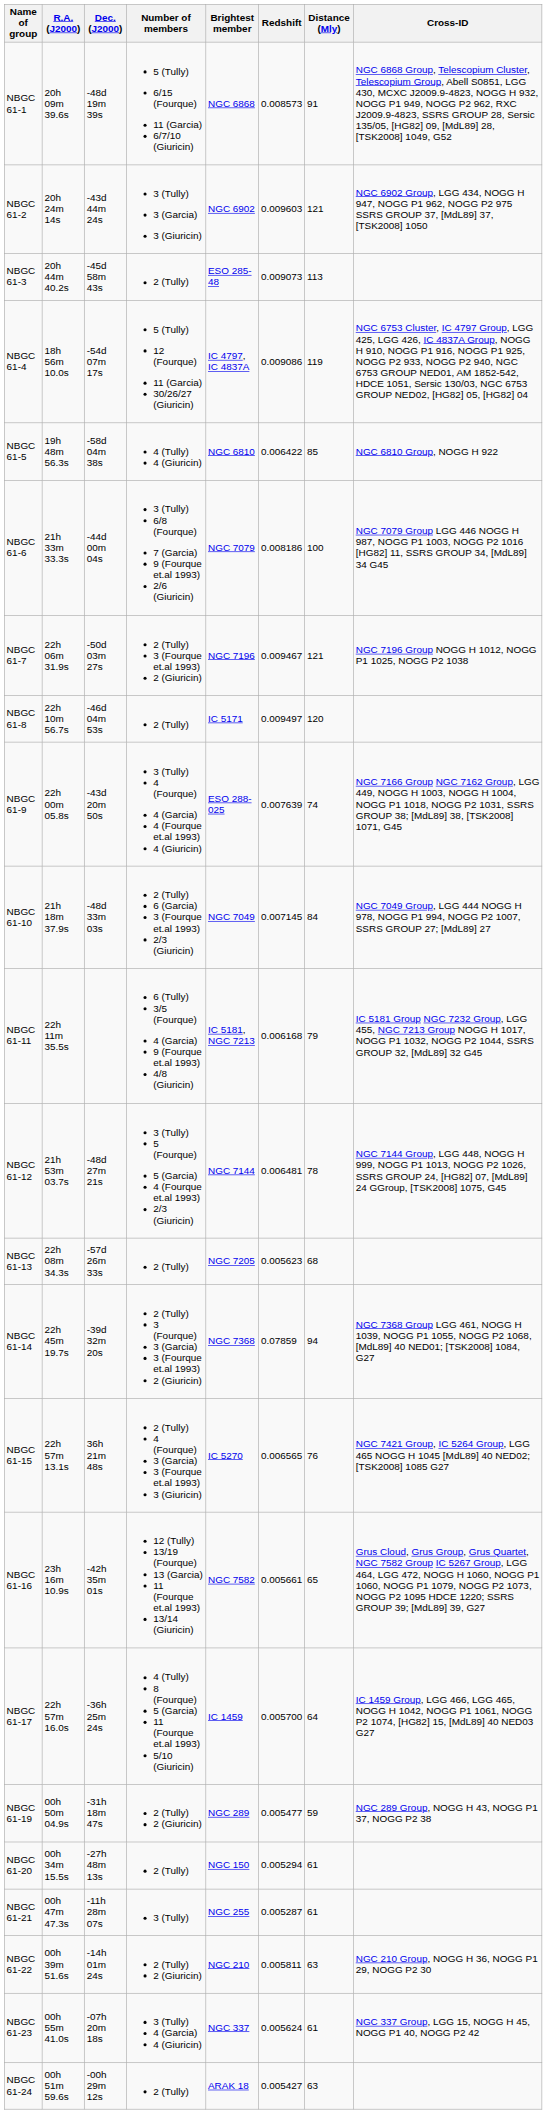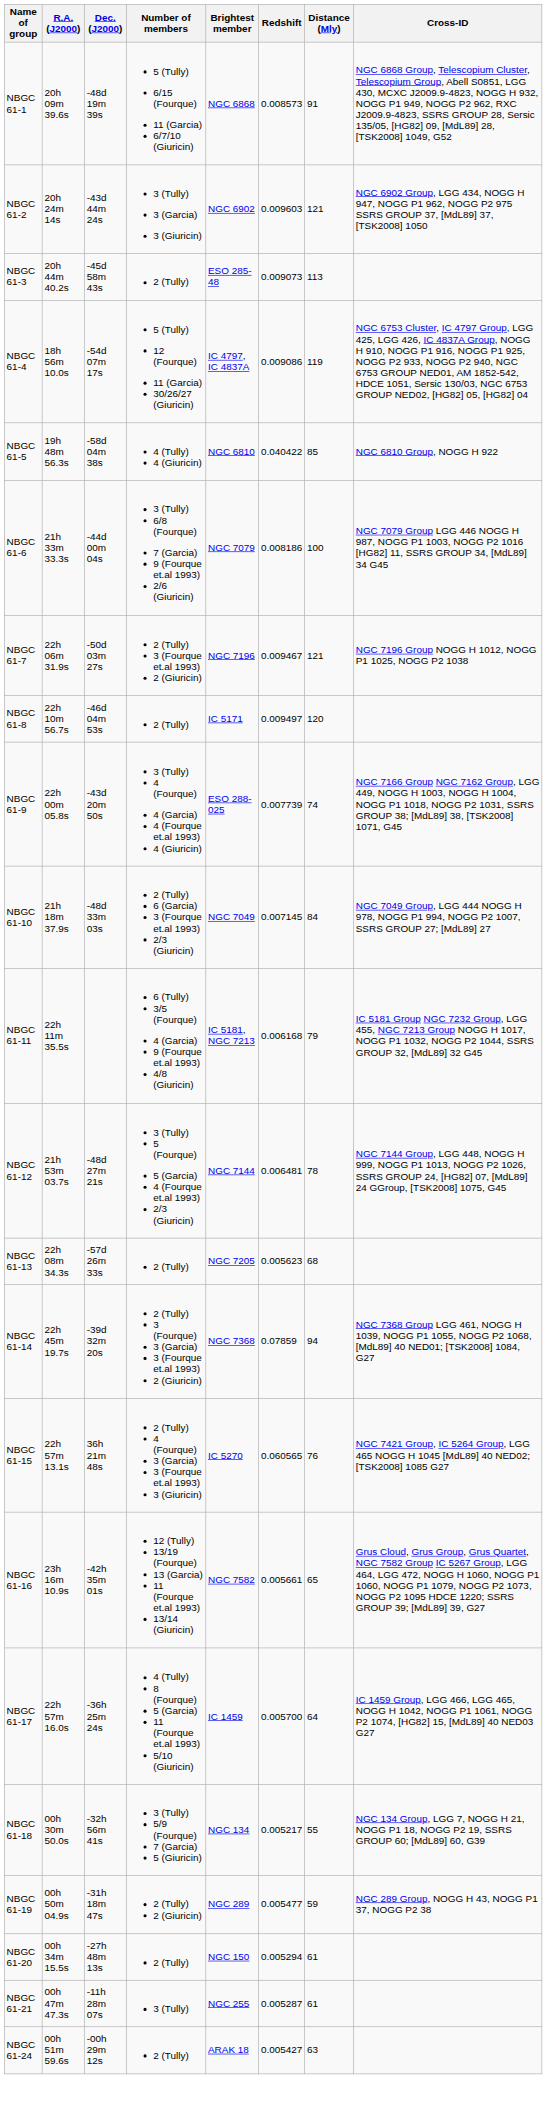(282, 451) 0.006422 -> (282, 451) 0.040422
(282, 804) 0.007639 -> (282, 804) 0.007739
(282, 1455) 0.006565 -> (282, 1455) 0.060565
+ row: (21, 1830)
- row: (21, 1964)
- row: (21, 2028)
